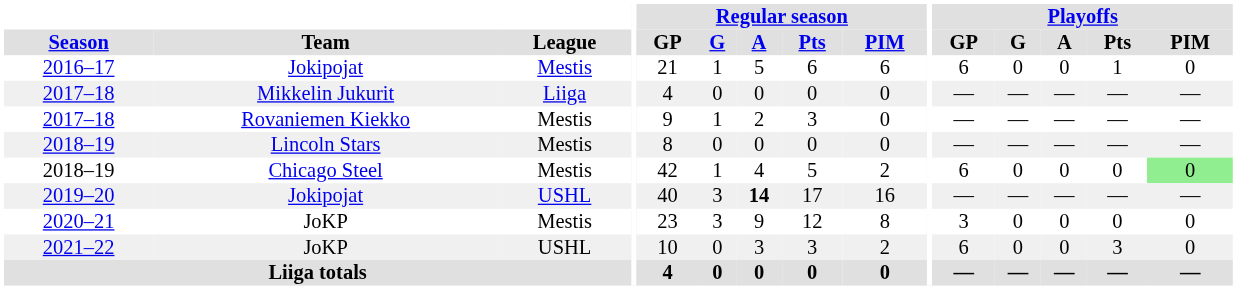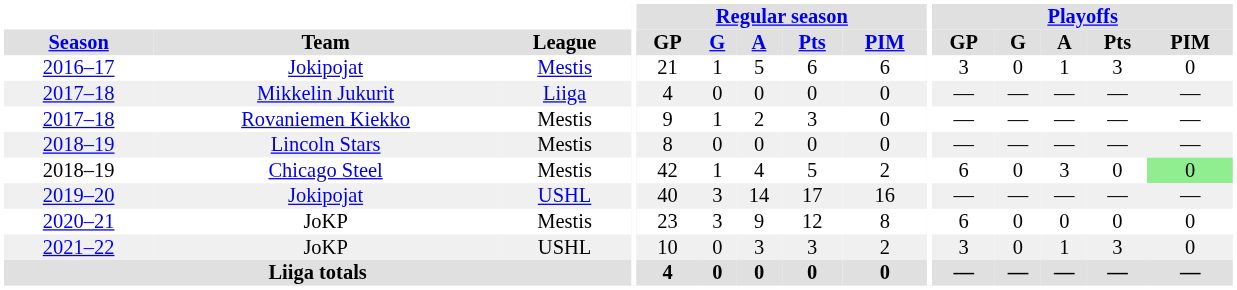(964, 67) 6 -> (964, 67) 3
(1064, 67) 0 -> (1064, 67) 1
(1117, 67) 1 -> (1117, 67) 3
(1064, 170) 0 -> (1064, 170) 3
(759, 195) bold -> (759, 195) normal
(964, 221) 3 -> (964, 221) 6
(964, 247) 6 -> (964, 247) 3
(1064, 247) 0 -> (1064, 247) 1
